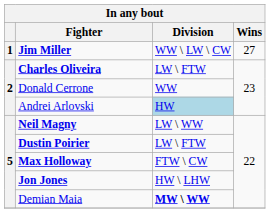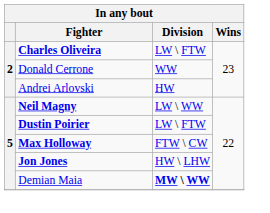- row: (45, 50)
(165, 106) lightblue background -> (165, 87) no background
